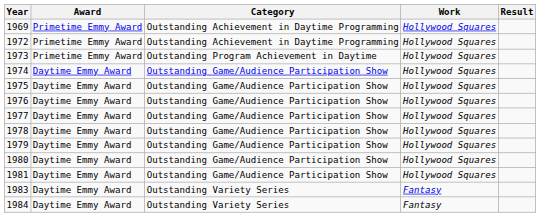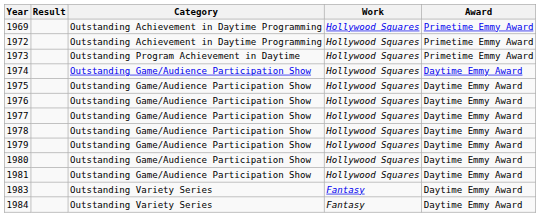columns swapped: (88, 12) <-> (517, 12)
